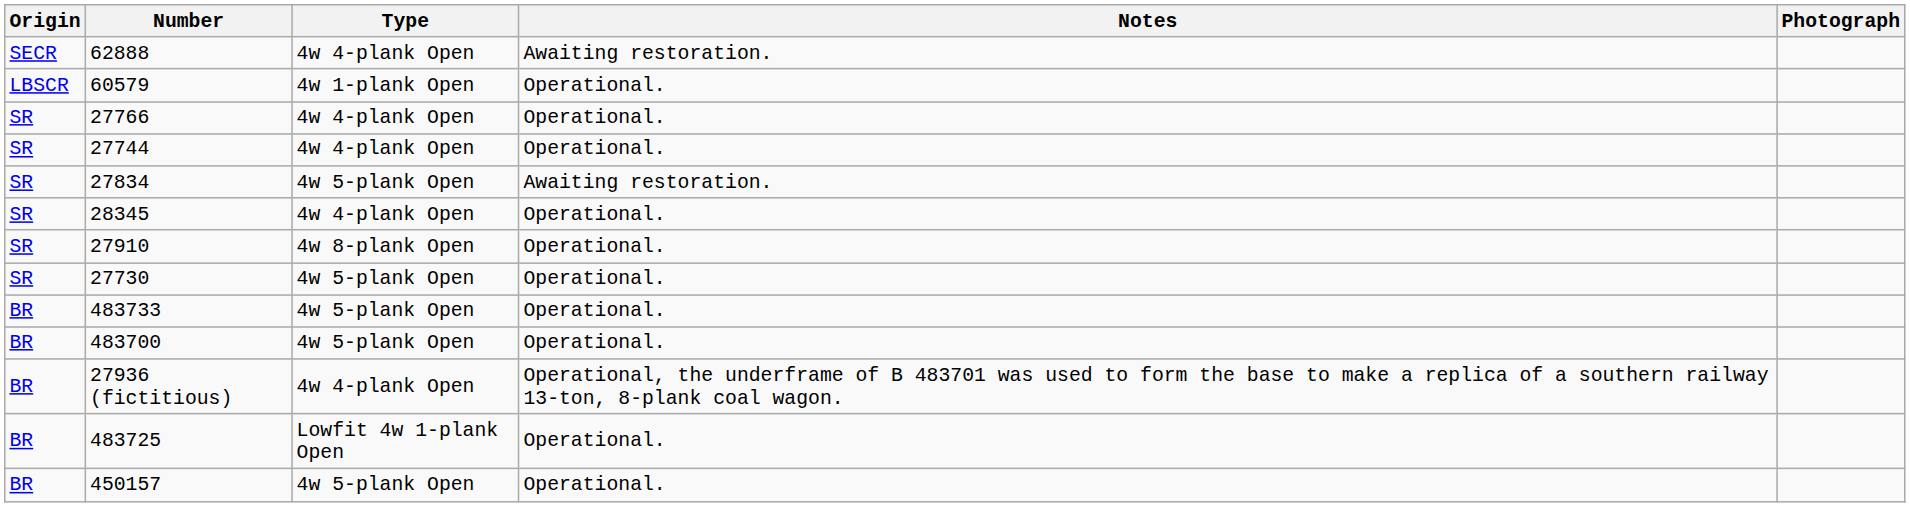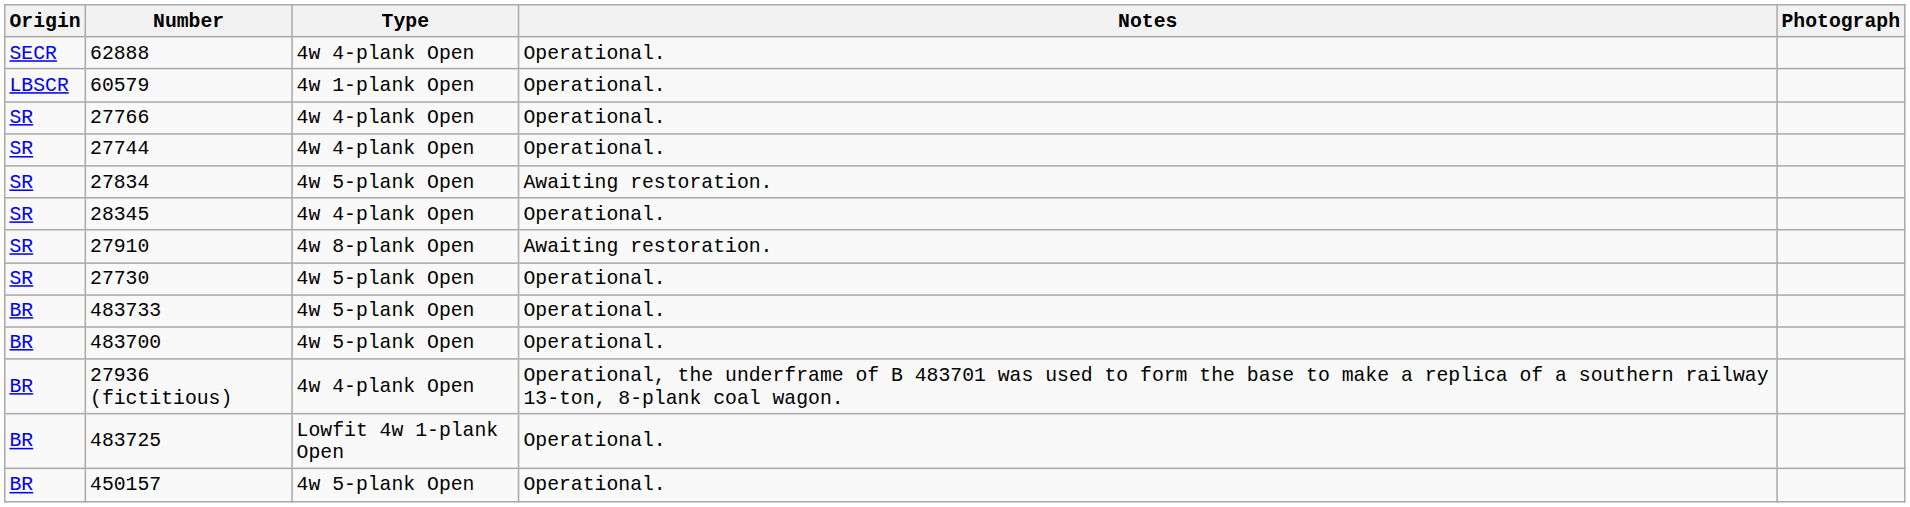(648, 53) Awaiting restoration. -> (595, 53) Operational.
(595, 246) Operational. -> (648, 246) Awaiting restoration.
